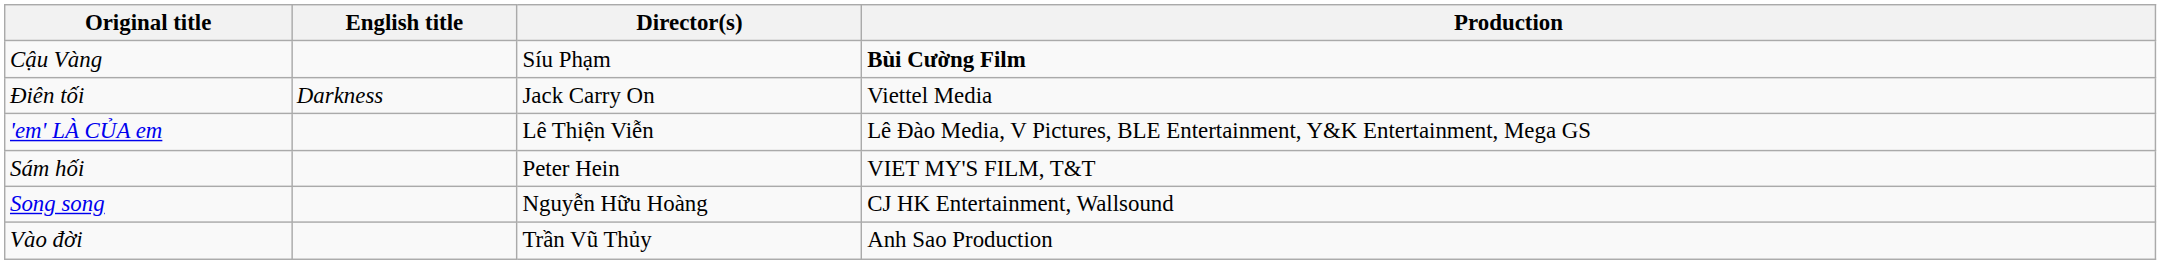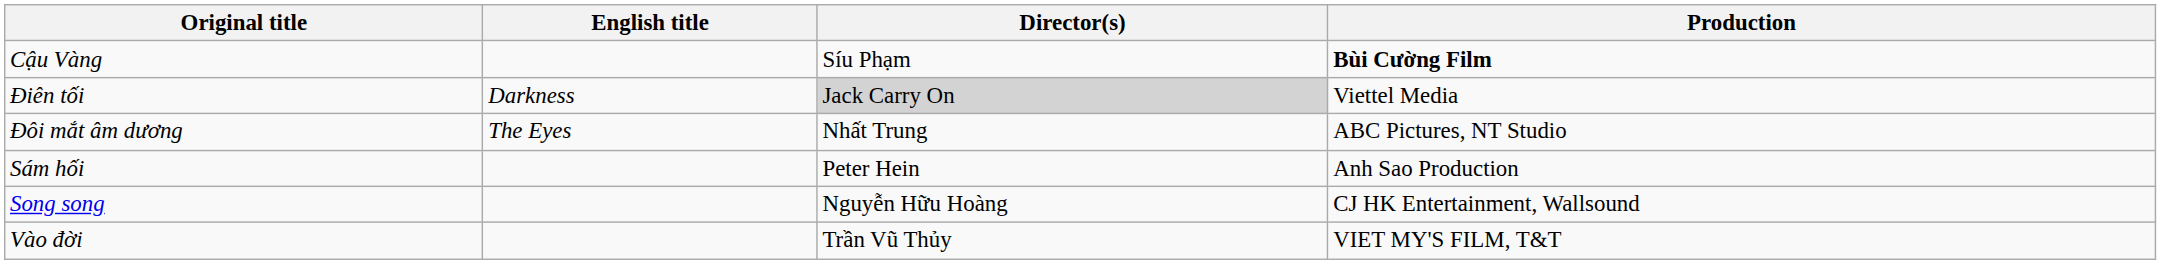(589, 95) no background -> (889, 95) lightgrey background
+ row: (96, 131)
- row: (86, 131)
(981, 167) VIET MY'S FILM, T&T -> (1426, 167) Anh Sao Production
(960, 240) Anh Sao Production -> (1447, 240) VIET MY'S FILM, T&T
